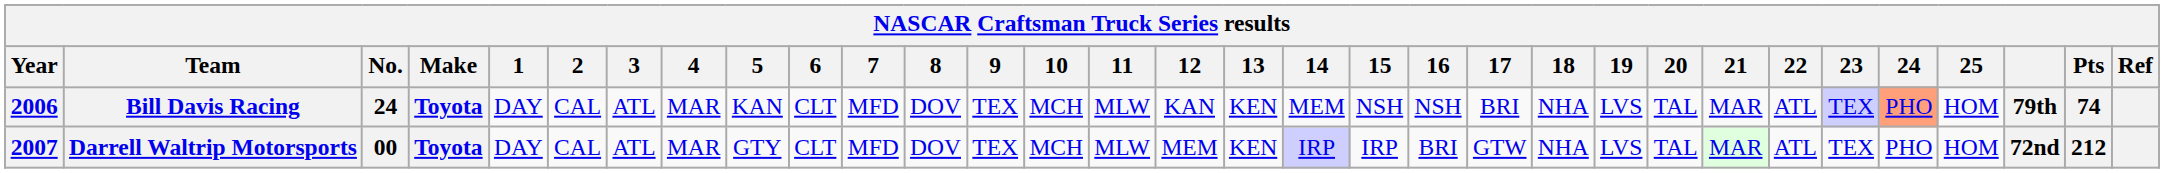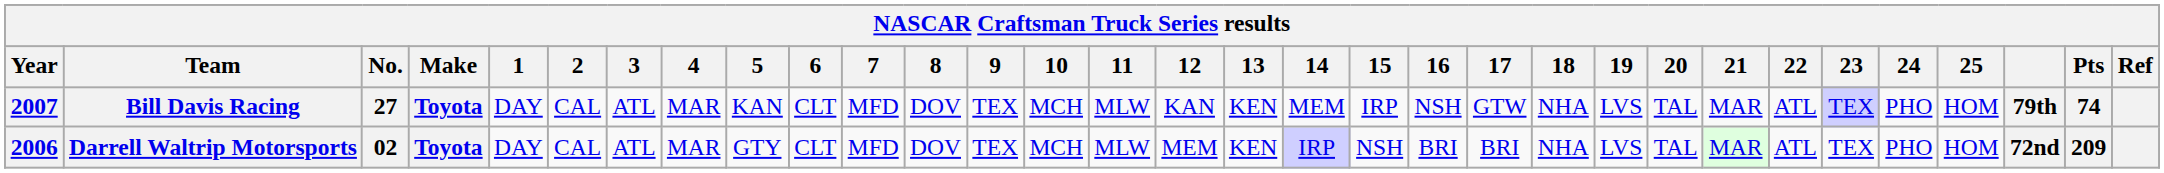(34, 106) 2006 -> (34, 106) 2007
(386, 106) 24 -> (386, 106) 27
(1380, 106) NSH -> (1380, 106) IRP
(1500, 106) BRI -> (1500, 106) GTW
(1909, 106) lightsalmon background -> (1909, 106) no background
(34, 147) 2007 -> (34, 147) 2006
(386, 147) 00 -> (386, 147) 02
(1380, 147) IRP -> (1380, 147) NSH
(1500, 147) GTW -> (1500, 147) BRI
(2089, 147) 212 -> (2089, 147) 209
